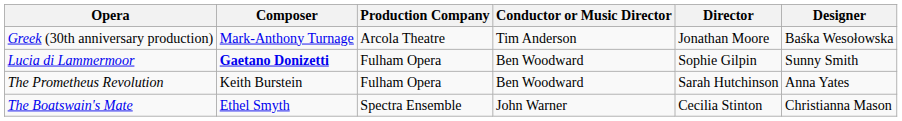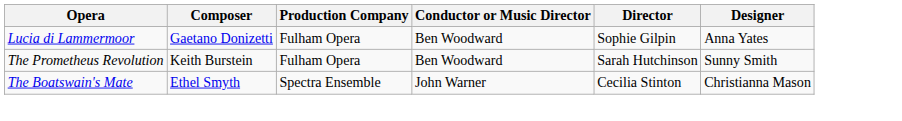- row: (110, 37)
(274, 60) bold -> (221, 37) normal
(822, 60) Sunny Smith -> (736, 37) Anna Yates
(817, 82) Anna Yates -> (741, 60) Sunny Smith
